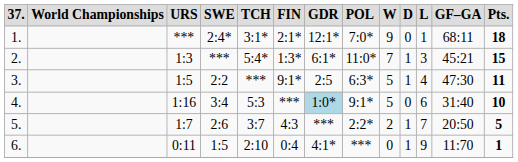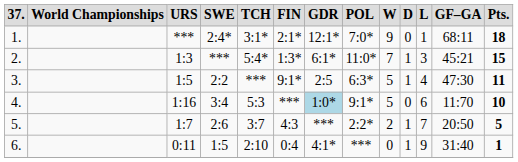(458, 102) 31:40 -> (458, 102) 11:70
(458, 146) 11:70 -> (458, 146) 31:40
